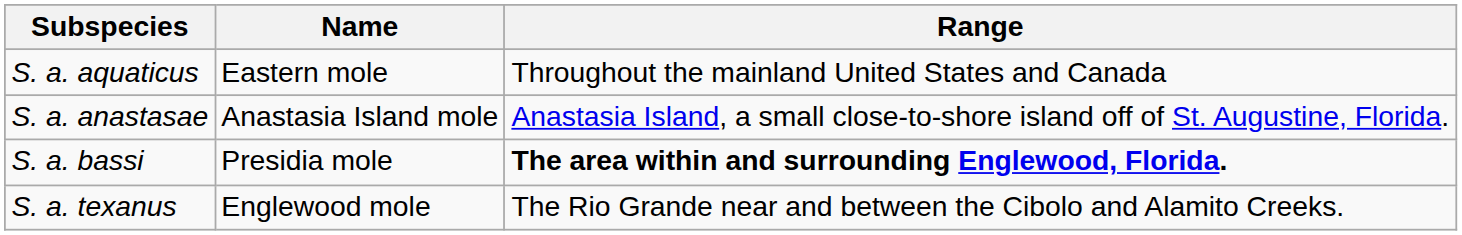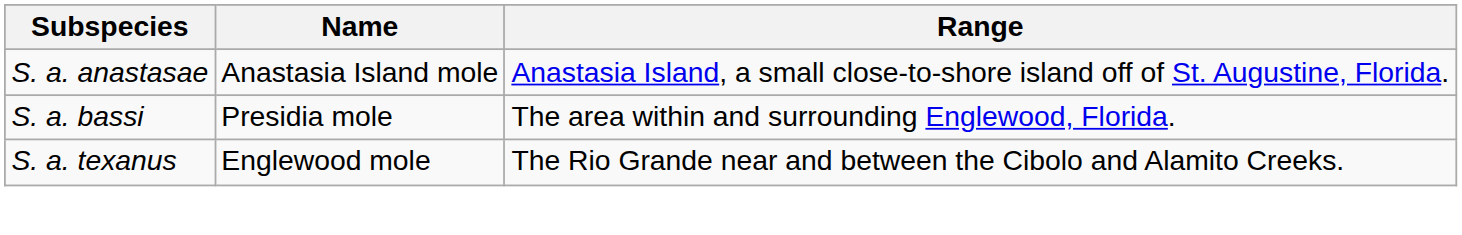- row: (105, 71)
(869, 161) bold -> (844, 116) normal
